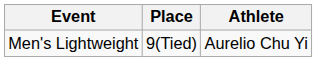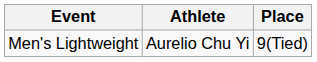columns swapped: (256, 17) <-> (171, 17)
